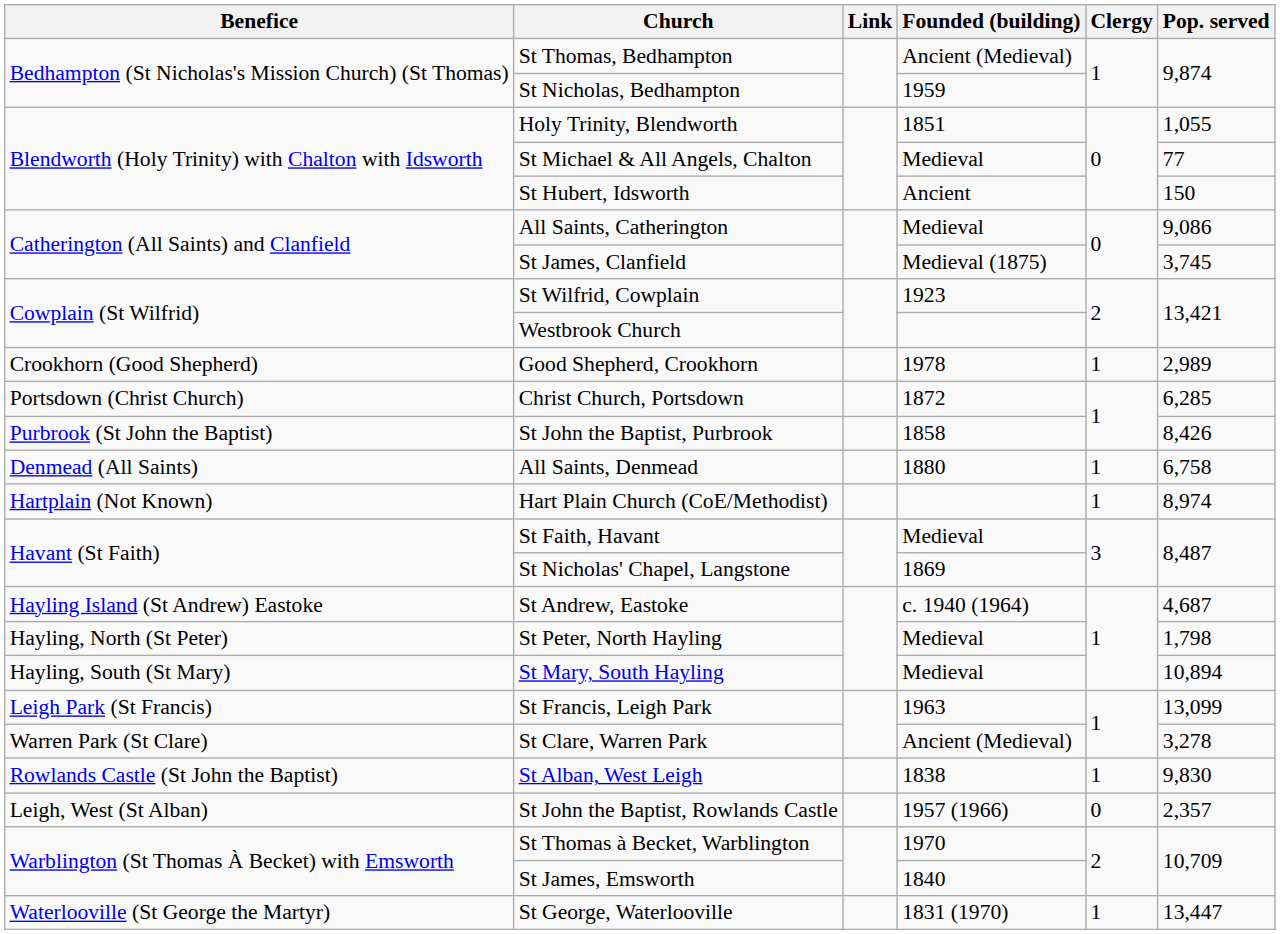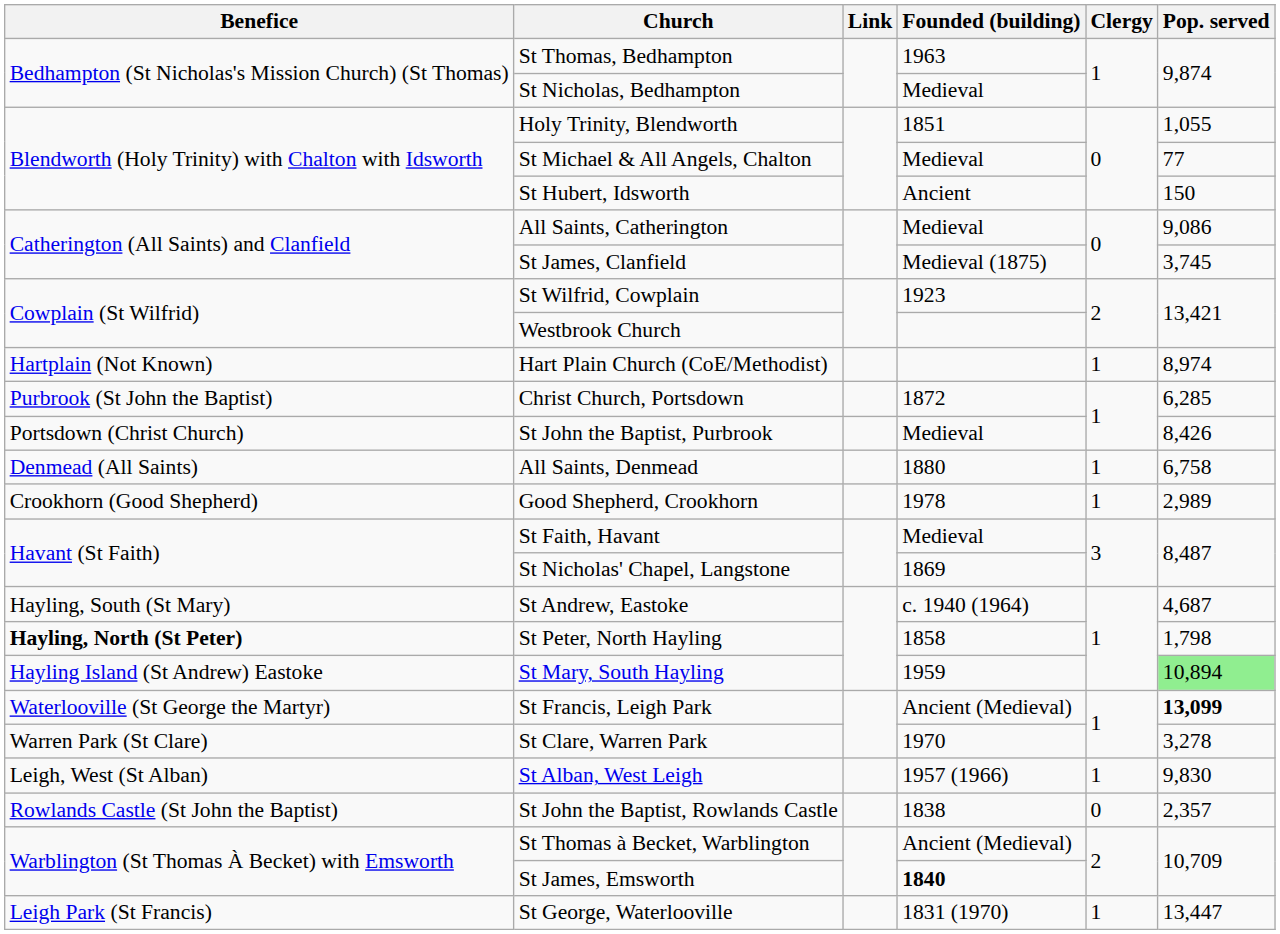(987, 55) Ancient (Medieval) -> (924, 55) 1963
(924, 90) 1959 -> (943, 90) Medieval
rows swapped: (638, 364) <-> (673, 501)
(127, 398) Portsdown (Christ Church) -> (141, 398) Purbrook (St John the Baptist)
(141, 432) Purbrook (St John the Baptist) -> (127, 432) Portsdown (Christ Church)
(924, 432) 1858 -> (943, 432) Medieval
(166, 603) Hayling Island (St Andrew) Eastoke -> (120, 603) Hayling, South (St Mary)
(119, 638) normal -> (126, 638) bold
(943, 638) Medieval -> (924, 638) 1858
(120, 672) Hayling, South (St Mary) -> (166, 672) Hayling Island (St Andrew) Eastoke
(943, 672) Medieval -> (924, 672) 1959
(1193, 672) no background -> (1193, 672) lightgreen background
(111, 706) Leigh Park (St Francis) -> (170, 706) Waterlooville (St George the Martyr)
(924, 706) 1963 -> (987, 706) Ancient (Medieval)
(1193, 706) normal -> (1193, 706) bold
(987, 741) Ancient (Medieval) -> (924, 741) 1970
(174, 775) Rowlands Castle (St John the Baptist) -> (109, 775) Leigh, West (St Alban)
(924, 775) 1838 -> (955, 775) 1957 (1966)
(109, 809) Leigh, West (St Alban) -> (174, 809) Rowlands Castle (St John the Baptist)
(955, 809) 1957 (1966) -> (924, 809) 1838
(924, 843) 1970 -> (987, 843) Ancient (Medieval)
(924, 878) normal -> (924, 878) bold
(170, 912) Waterlooville (St George the Martyr) -> (111, 912) Leigh Park (St Francis)
